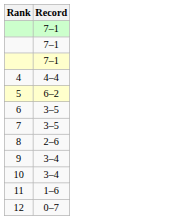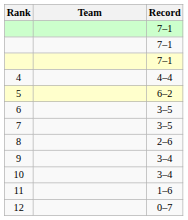+ column: (90, 12)
